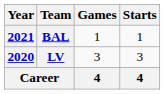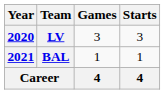rows swapped: (56, 57) <-> (56, 36)
